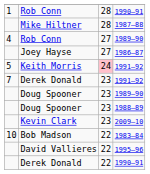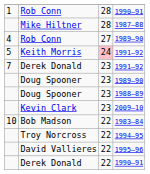- row: (46, 53)
+ row: (54, 135)
